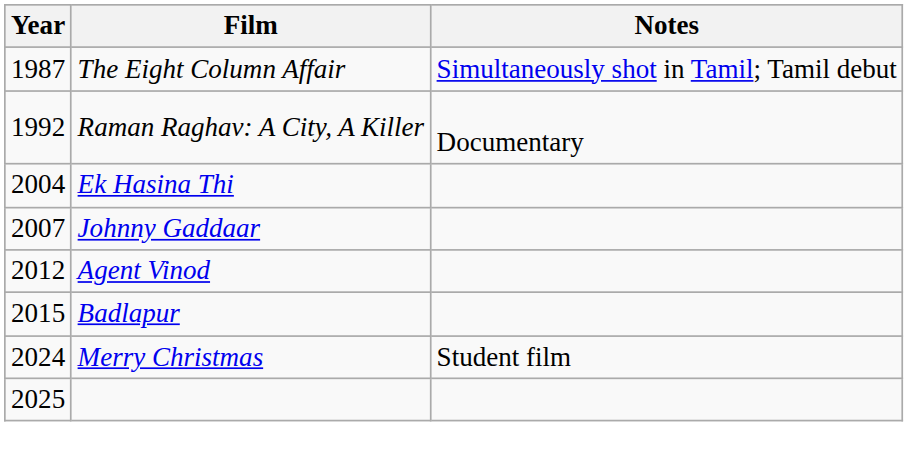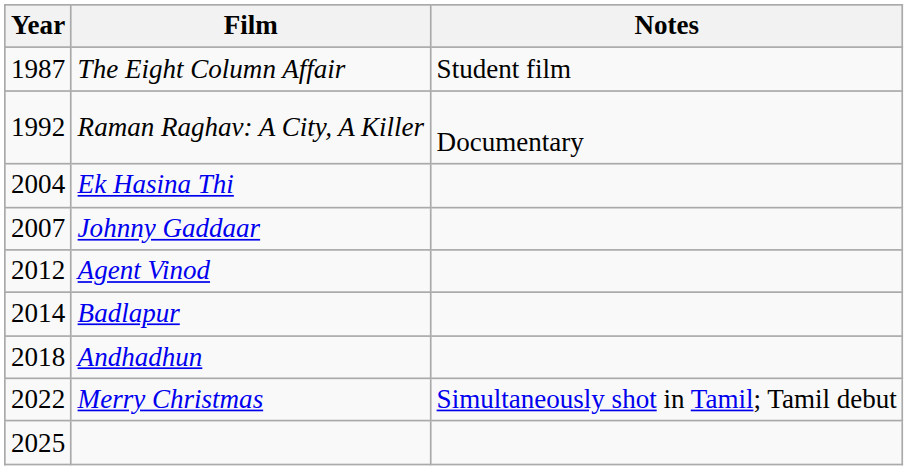(667, 68) Simultaneously shot in Tamil; Tamil debut -> (504, 68) Student film
(38, 313) 2015 -> (38, 313) 2014
+ row: (140, 356)
(38, 356) 2024 -> (38, 399) 2022
(504, 356) Student film -> (667, 399) Simultaneously shot in Tamil; Tamil debut
